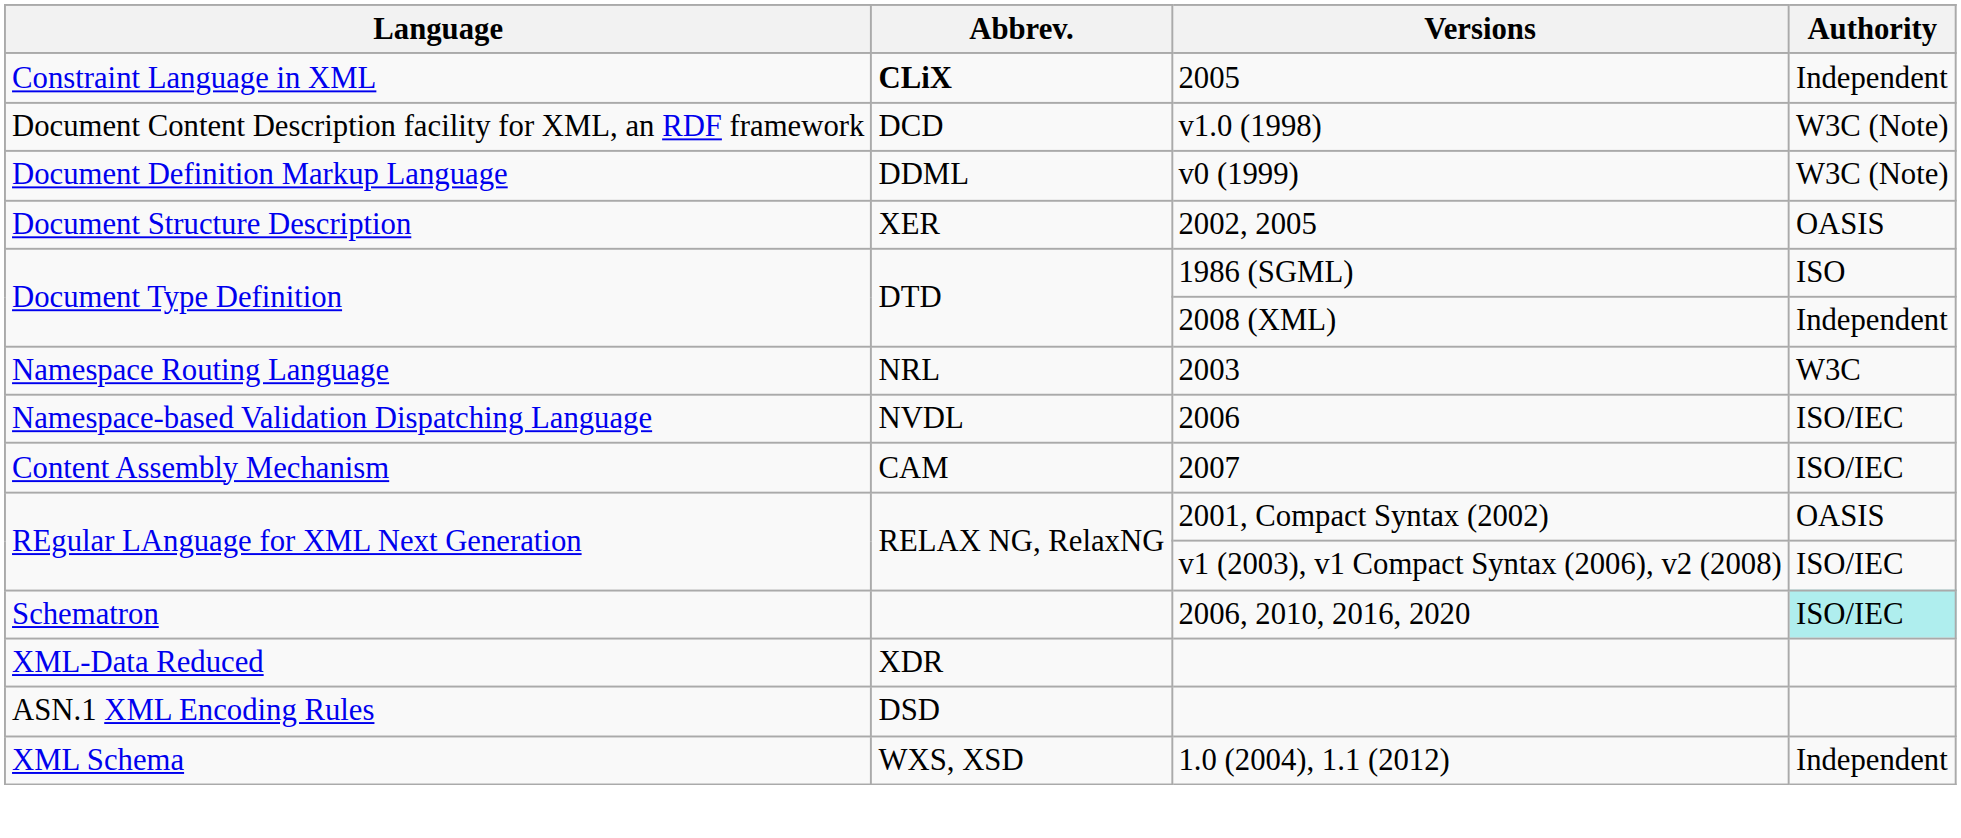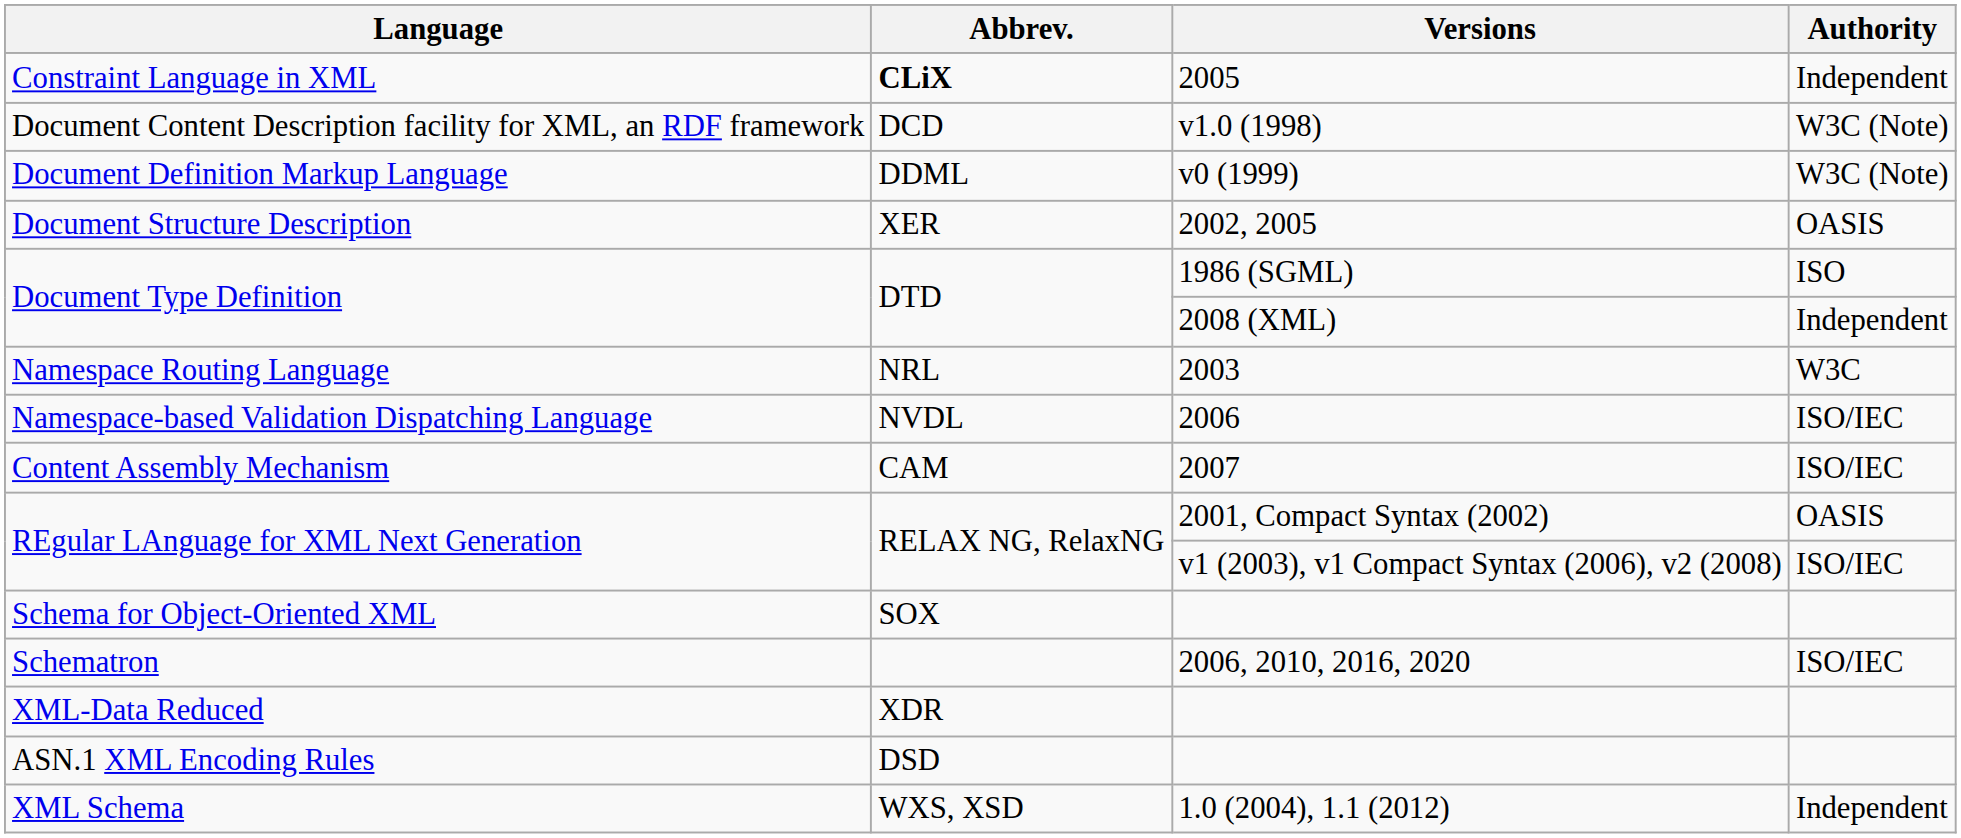+ row: (224, 613)
(1850, 613) paleturquoise background -> (1850, 662) no background
